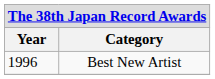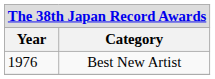(23, 62) 1996 -> (23, 62) 1976
